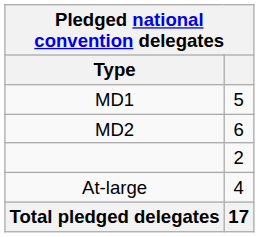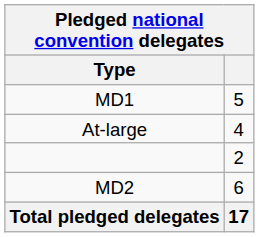rows swapped: (115, 129) <-> (115, 187)
